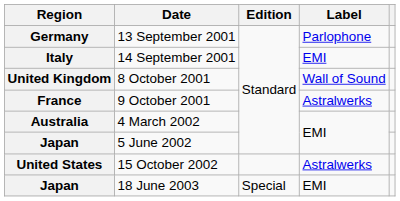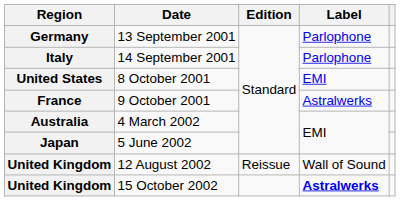(314, 57) EMI -> (337, 57) Parlophone
(59, 79) United Kingdom -> (59, 79) United States
(344, 79) Wall of Sound -> (314, 79) EMI
+ row: (164, 164)
(59, 164) United States -> (59, 185) United Kingdom
(337, 164) normal -> (341, 185) bold
- row: (158, 185)
